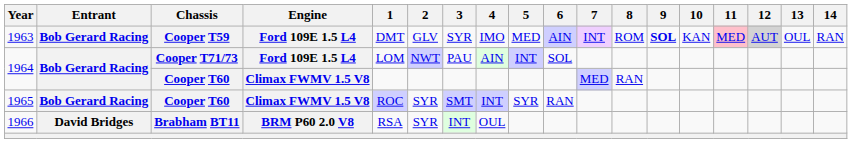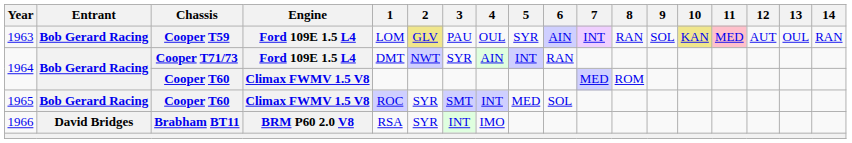(390, 36) DMT -> (390, 36) LOM
(425, 36) no background -> (425, 36) khaki background
(459, 36) SYR -> (459, 36) PAU
(492, 36) IMO -> (492, 36) OUL
(526, 36) MED -> (526, 36) SYR
(629, 36) ROM -> (629, 36) RAN
(663, 36) bold -> (662, 36) normal
(696, 36) no background -> (695, 36) khaki background
(765, 36) lightgrey background -> (763, 36) no background
(390, 58) LOM -> (390, 58) DMT
(459, 58) PAU -> (459, 58) SYR
(560, 58) SOL -> (560, 58) RAN
(629, 79) RAN -> (629, 79) ROM
(526, 101) SYR -> (526, 101) MED
(560, 101) RAN -> (560, 101) SOL
(492, 122) OUL -> (492, 122) IMO
